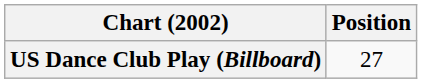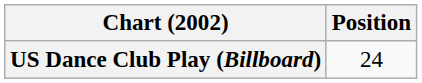(371, 59) 27 -> (371, 59) 24
